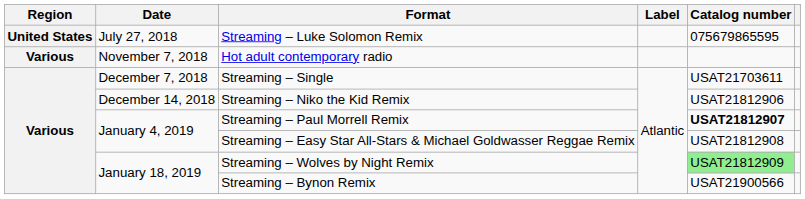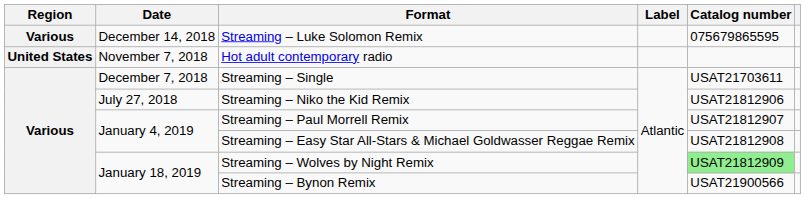(50, 36) United States -> (50, 36) Various
(138, 36) July 27, 2018 -> (157, 36) December 14, 2018
(50, 57) Various -> (50, 57) United States
(157, 99) December 14, 2018 -> (138, 99) July 27, 2018
(737, 120) bold -> (737, 120) normal
